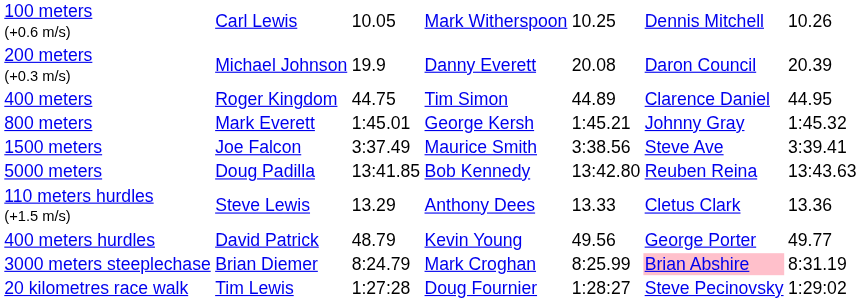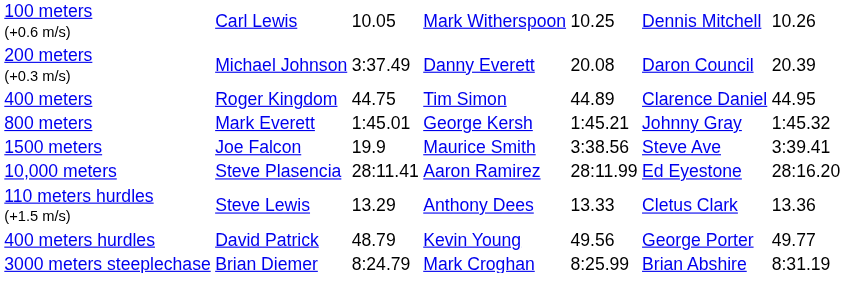(369, 65) 19.9 -> (381, 65) 3:37.49
(381, 147) 3:37.49 -> (369, 147) 19.9
- row: (53, 171)
+ row: (61, 171)
(697, 264) pink background -> (694, 264) no background
- row: (96, 288)
